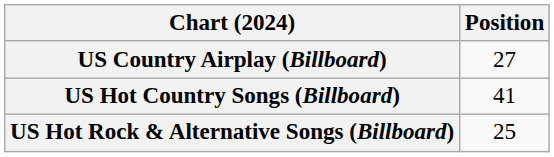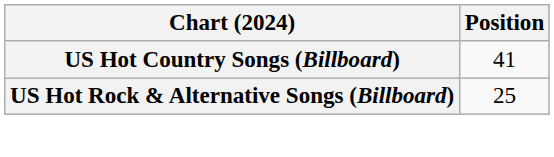- row: (232, 59)
